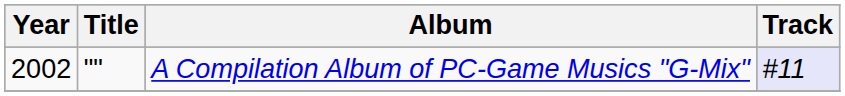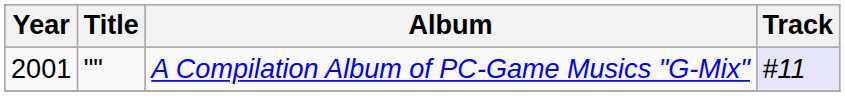(41, 68) 2002 -> (41, 68) 2001
